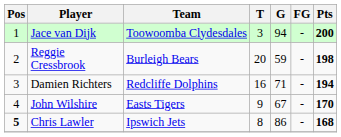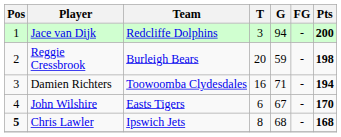(187, 33) Toowoomba Clydesdales -> (172, 33) Redcliffe Dolphins
(172, 84) Redcliffe Dolphins -> (187, 84) Toowoomba Clydesdales
(260, 103) 9 -> (260, 103) 6
(281, 122) 86 -> (281, 122) 68
